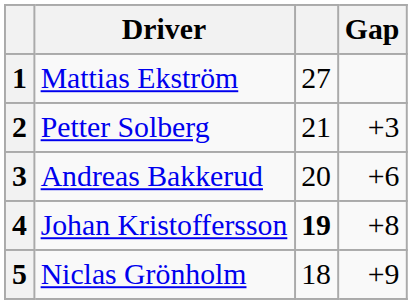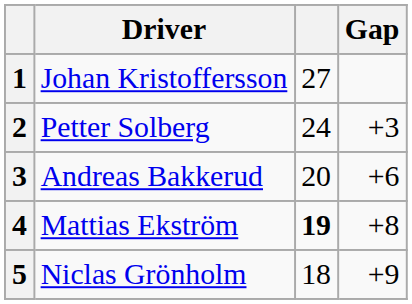(139, 78) Mattias Ekström -> (164, 78) Johan Kristoffersson
(316, 127) 21 -> (316, 127) 24
(164, 225) Johan Kristoffersson -> (139, 225) Mattias Ekström
